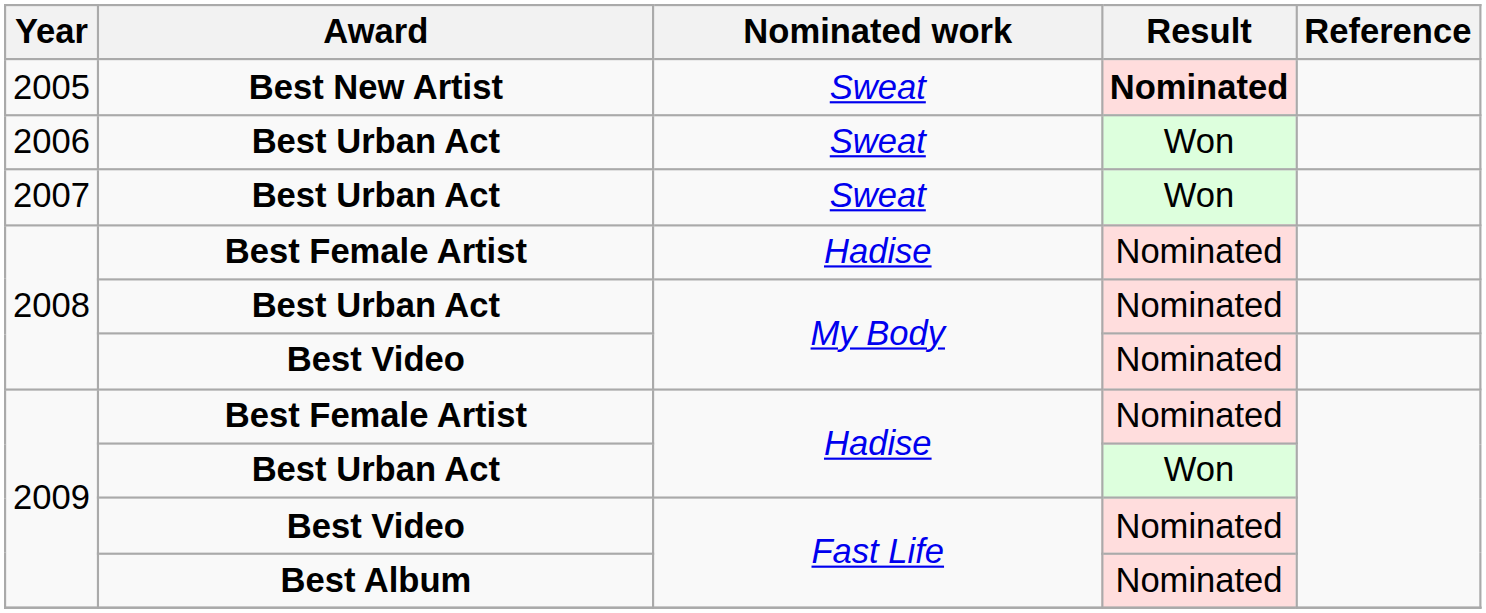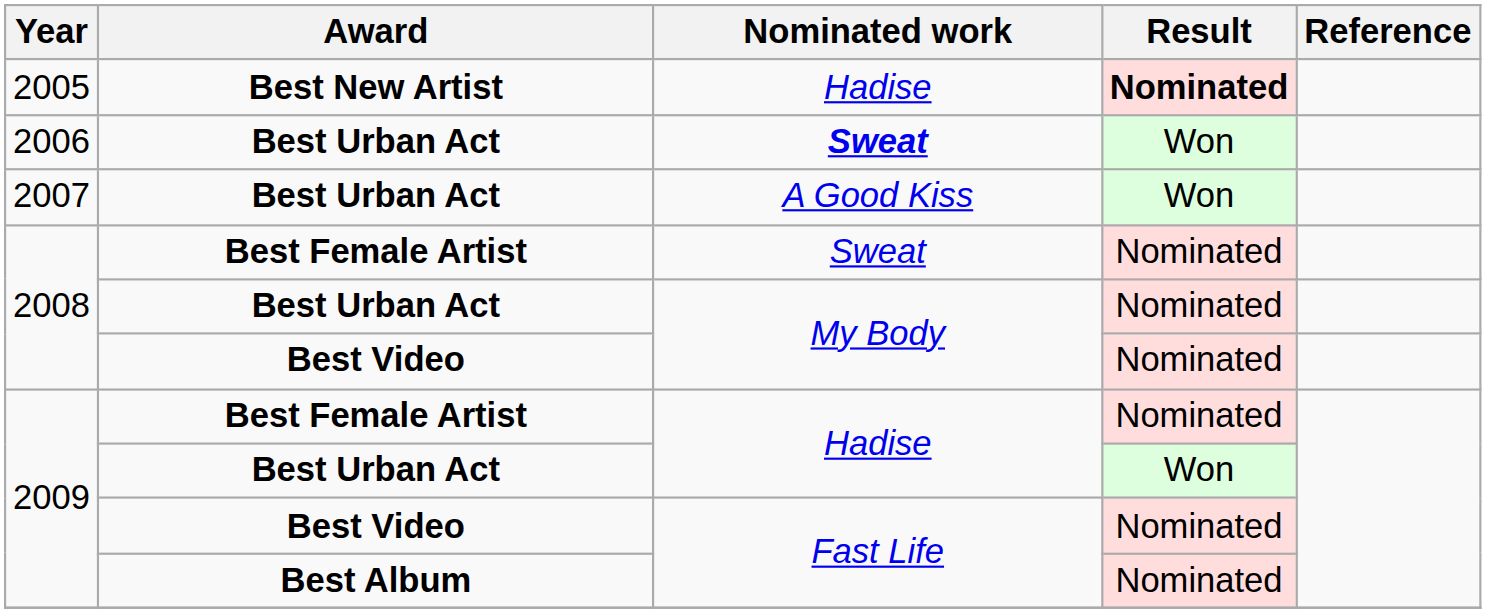(878, 86) Sweat -> (878, 86) Hadise
(878, 141) normal -> (878, 141) bold
(878, 196) Sweat -> (878, 196) A Good Kiss
(878, 251) Hadise -> (878, 251) Sweat
